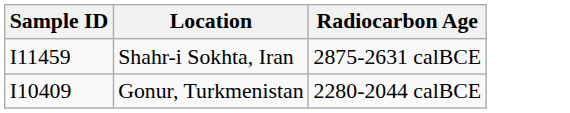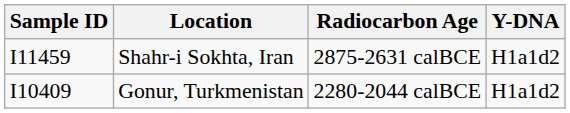+ column: (525, 21)
